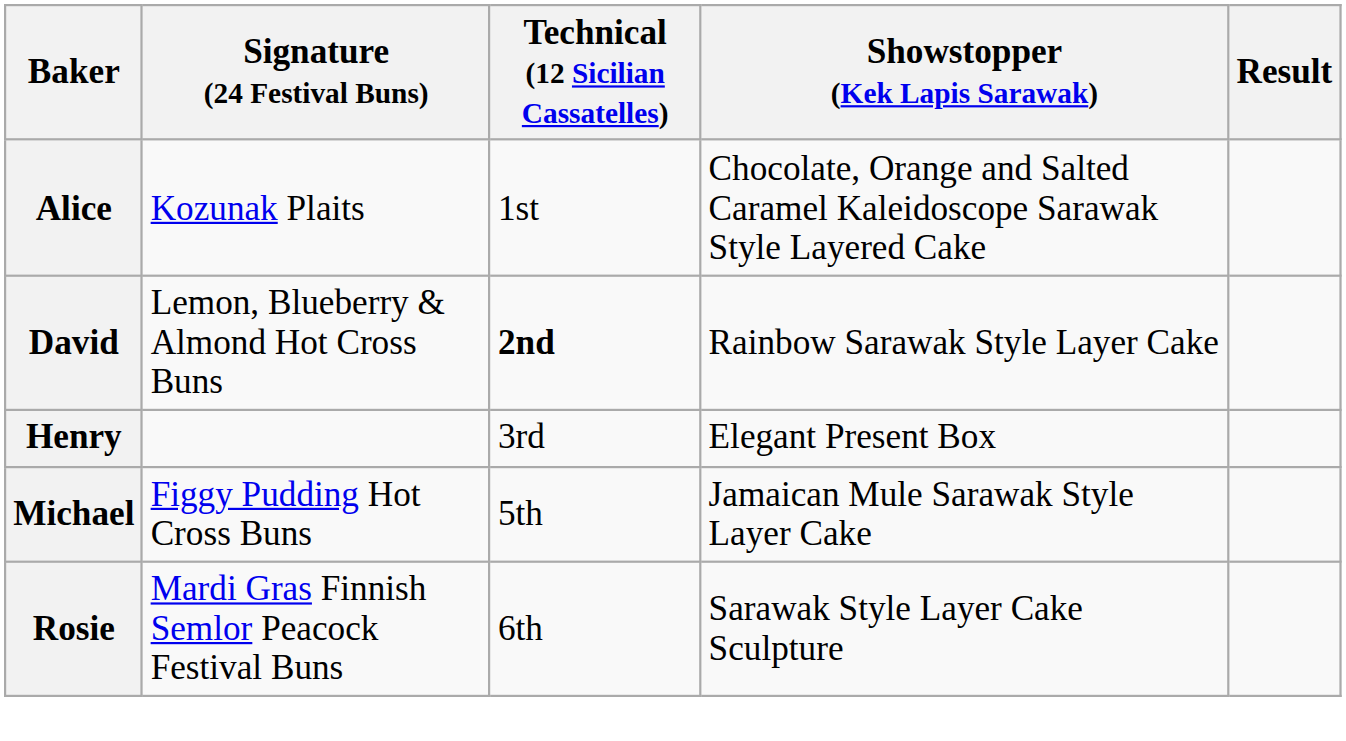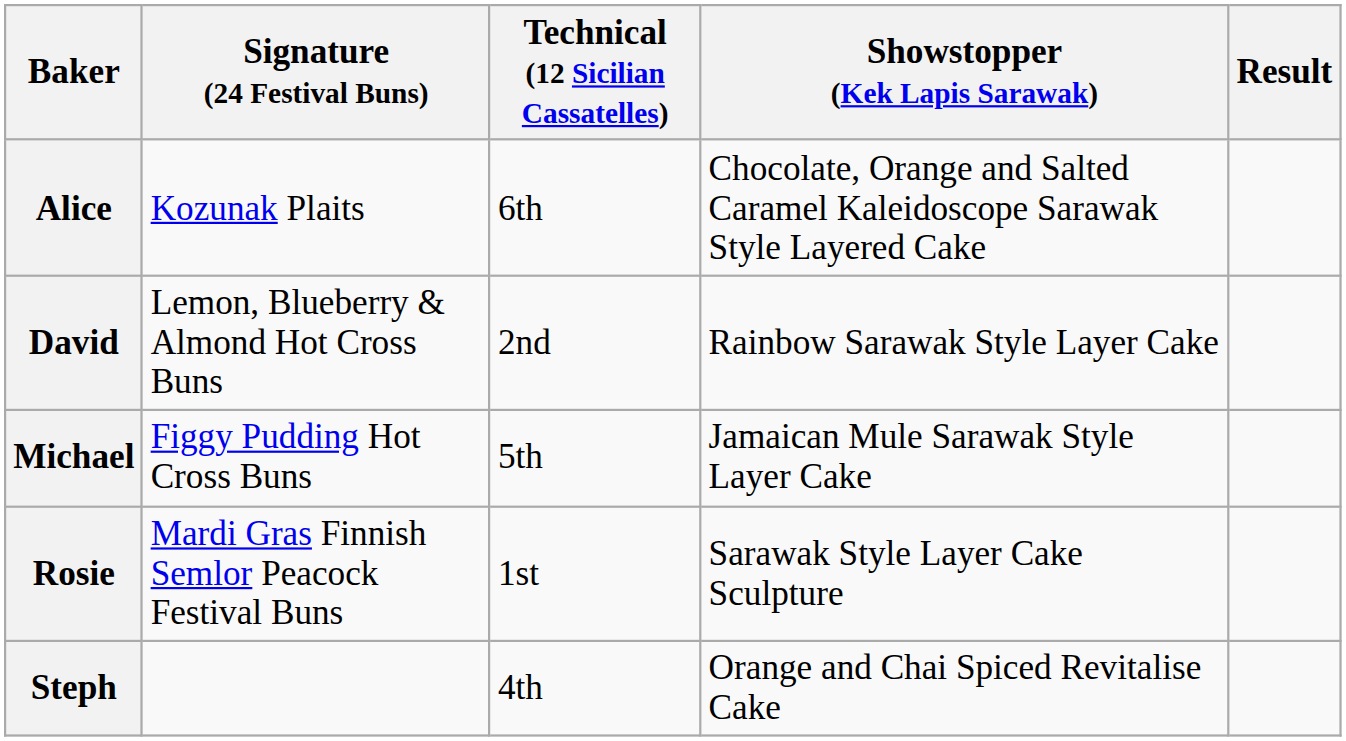(519, 207) 1st -> (520, 207) 6th
(526, 342) bold -> (524, 342) normal
- row: (74, 437)
(520, 628) 6th -> (519, 572) 1st
+ row: (74, 687)
